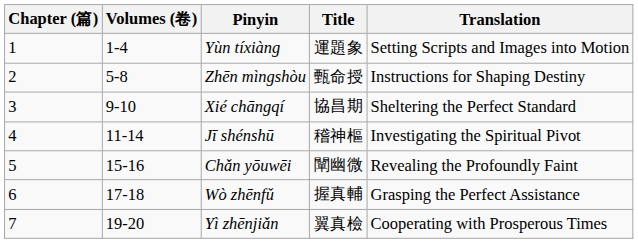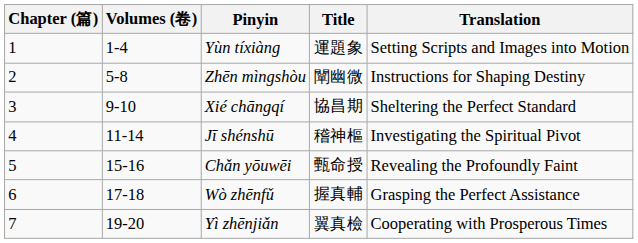(338, 77) 甄命授 -> (338, 77) 闡幽微
(338, 164) 闡幽微 -> (338, 164) 甄命授
